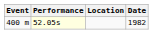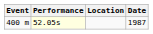(137, 23) 1982 -> (137, 23) 1987
